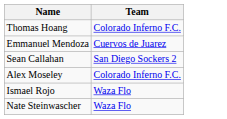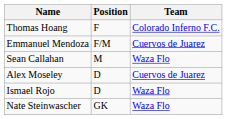+ column: (111, 12)
(135, 59) San Diego Sockers 2 -> (151, 59) Waza Flo
(137, 75) Colorado Inferno F.C. -> (169, 75) Cuervos de Juarez
